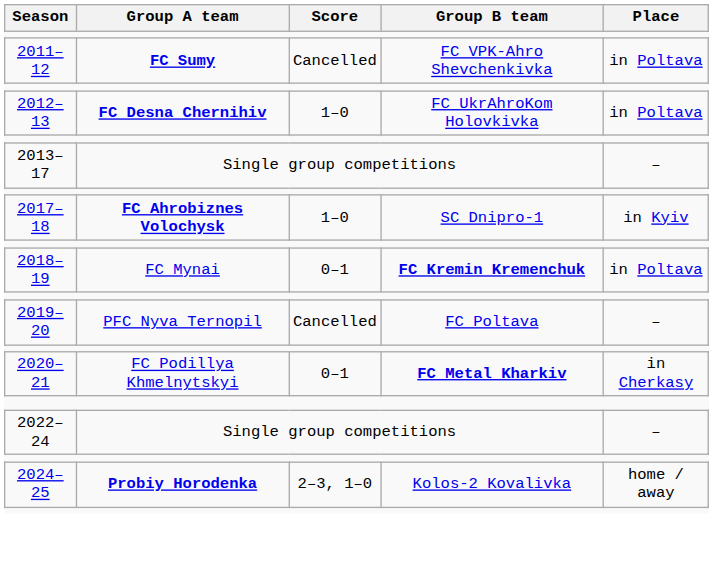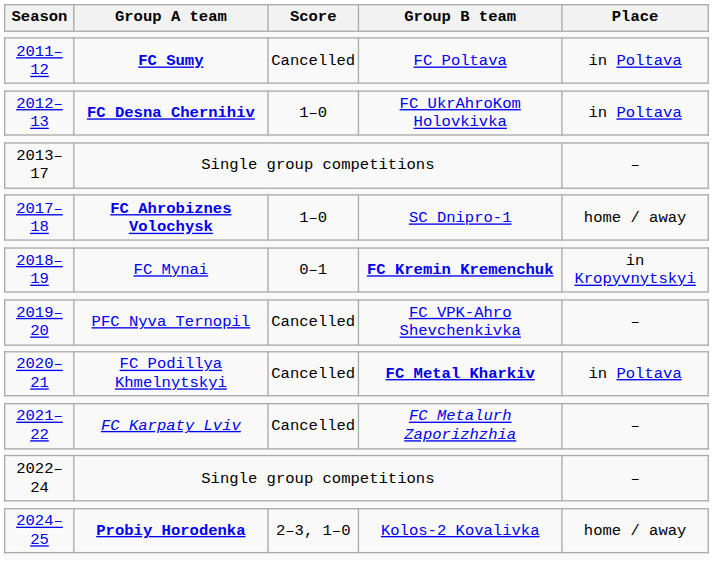(492, 60) FC VPK-Ahro Shevchenkivka -> (460, 60) FC Poltava
(656, 217) in Kyiv -> (635, 217) home / away
(656, 270) in Poltava -> (635, 270) in Kropyvnytskyi
(492, 322) FC Poltava -> (460, 322) FC VPK-Ahro Shevchenkivka
(335, 373) 0–1 -> (313, 373) Cancelled
(656, 373) in Cherkasy -> (635, 373) in Poltava
+ row: (39, 426)
